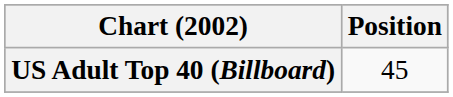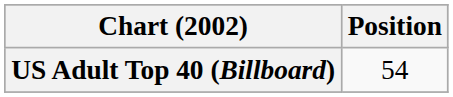(395, 69) 45 -> (395, 69) 54
